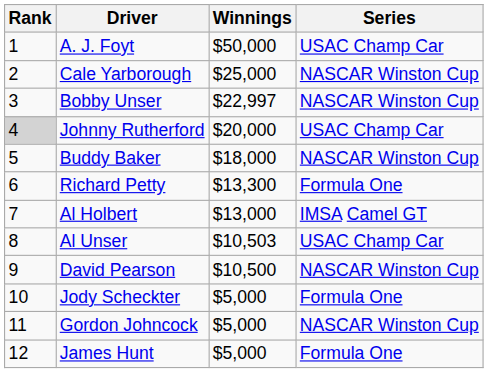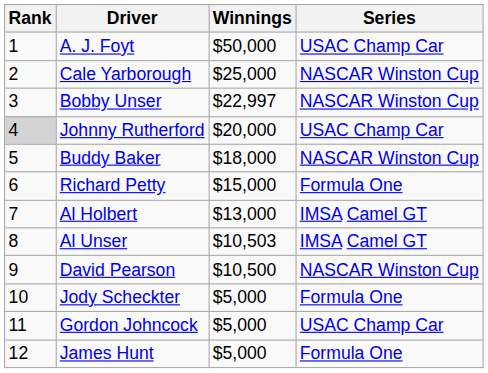(244, 185) $13,300 -> (244, 185) $15,000
(372, 241) USAC Champ Car -> (363, 241) IMSA Camel GT
(389, 325) NASCAR Winston Cup -> (372, 325) USAC Champ Car
